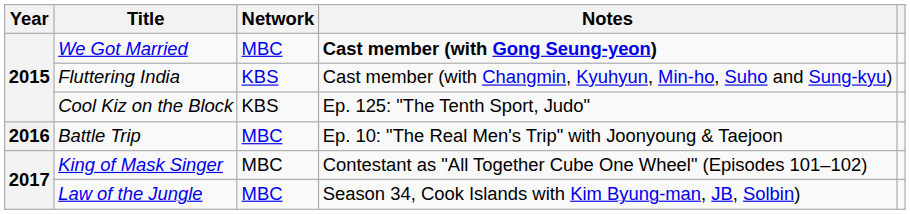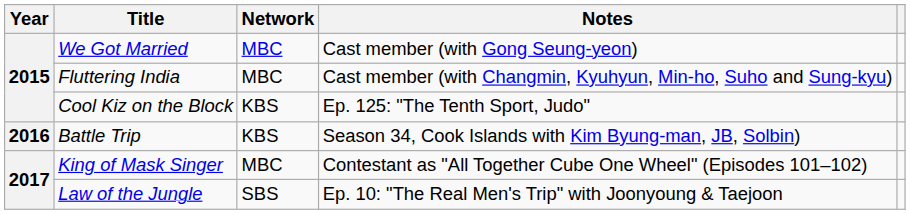(490, 48) bold -> (480, 48) normal
(260, 77) KBS -> (262, 77) MBC
(262, 135) MBC -> (260, 135) KBS
(553, 135) Ep. 10: "The Real Men's Trip" with Joonyoung & Taejoon -> (561, 135) Season 34, Cook Islands with Kim Byung-man, JB, Solbin)
(262, 194) MBC -> (260, 194) SBS
(561, 194) Season 34, Cook Islands with Kim Byung-man, JB, Solbin) -> (553, 194) Ep. 10: "The Real Men's Trip" with Joonyoung & Taejoon
